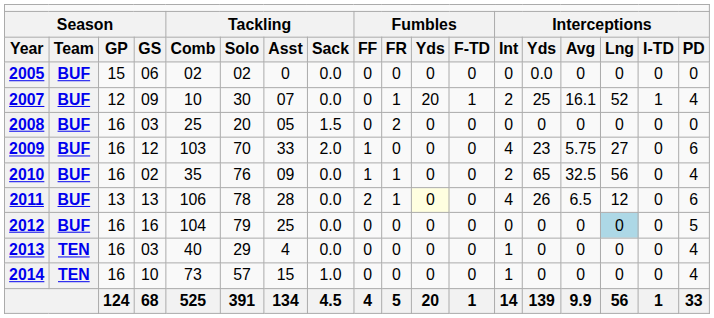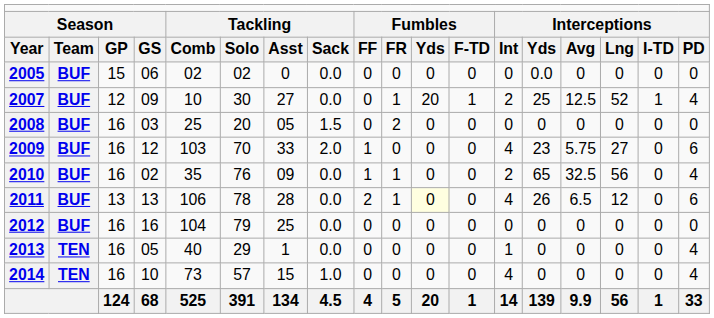(286, 99) 07 -> (286, 99) 27
(581, 99) 16.1 -> (581, 99) 12.5
(620, 225) lightblue background -> (620, 225) no background
(694, 225) 5 -> (694, 225) 0
(150, 250) 03 -> (150, 250) 05
(286, 250) 4 -> (286, 250) 1
(509, 275) 1 -> (509, 275) 4
